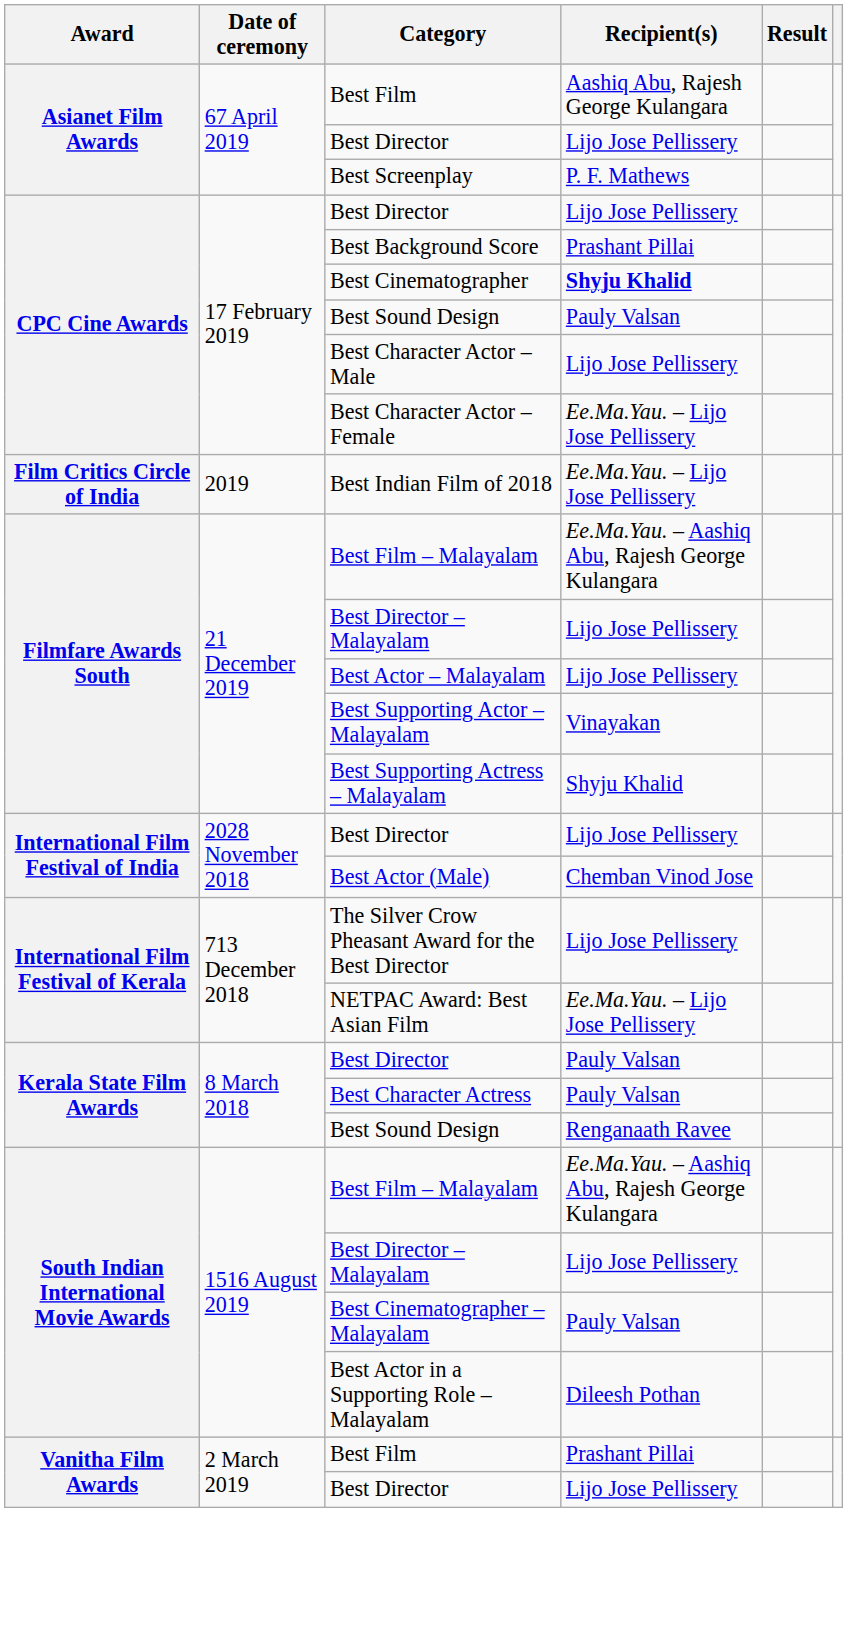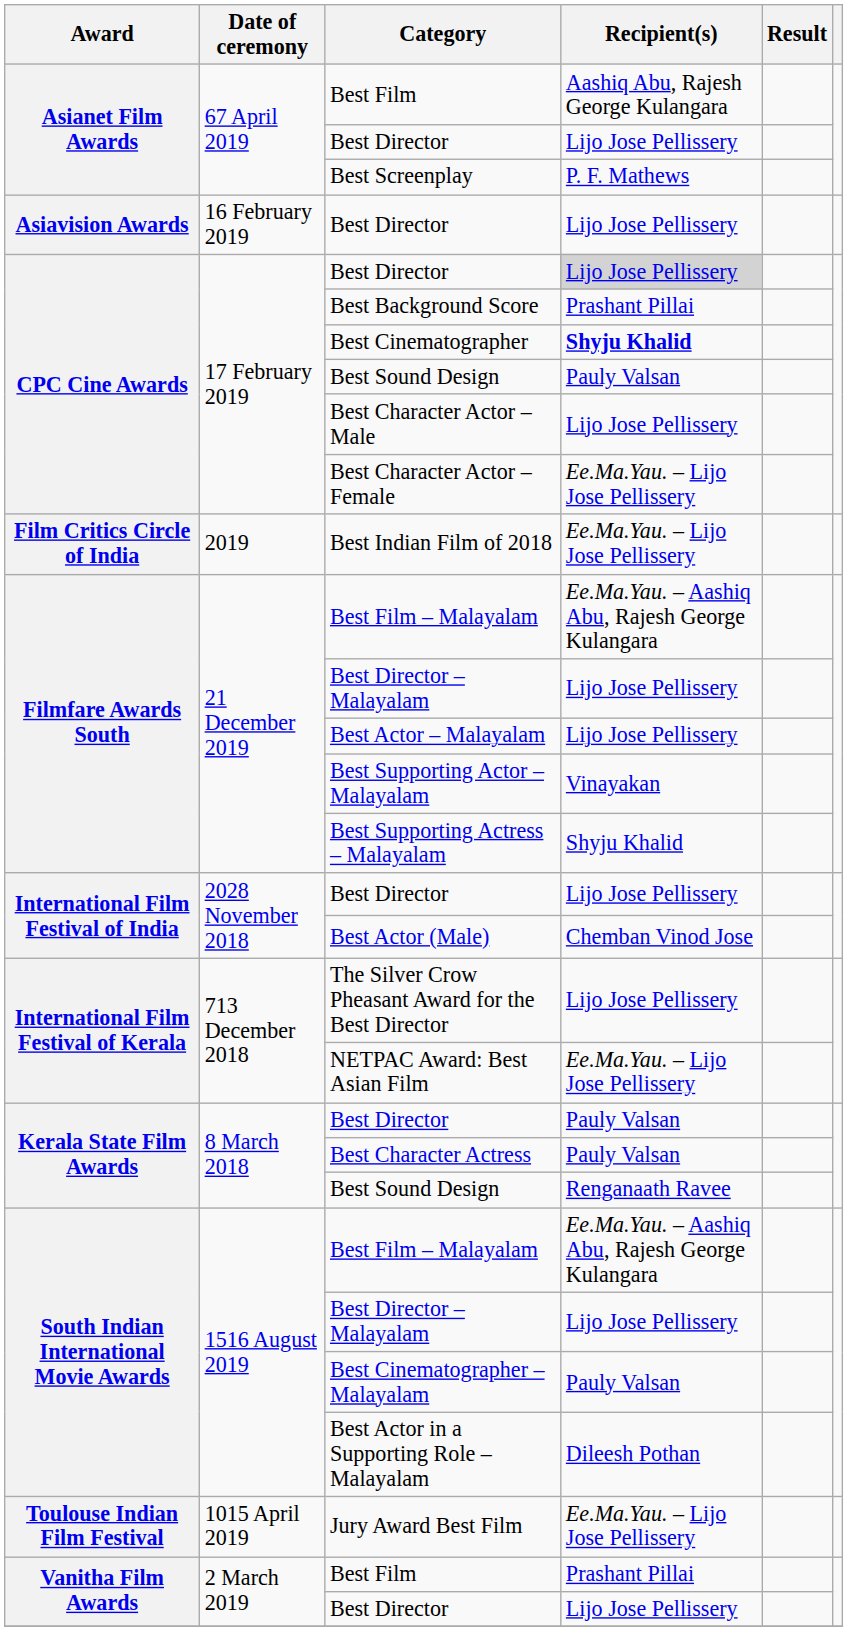+ row: (102, 224)
(652, 211) no background -> (652, 271) lightgrey background
+ row: (102, 1526)
